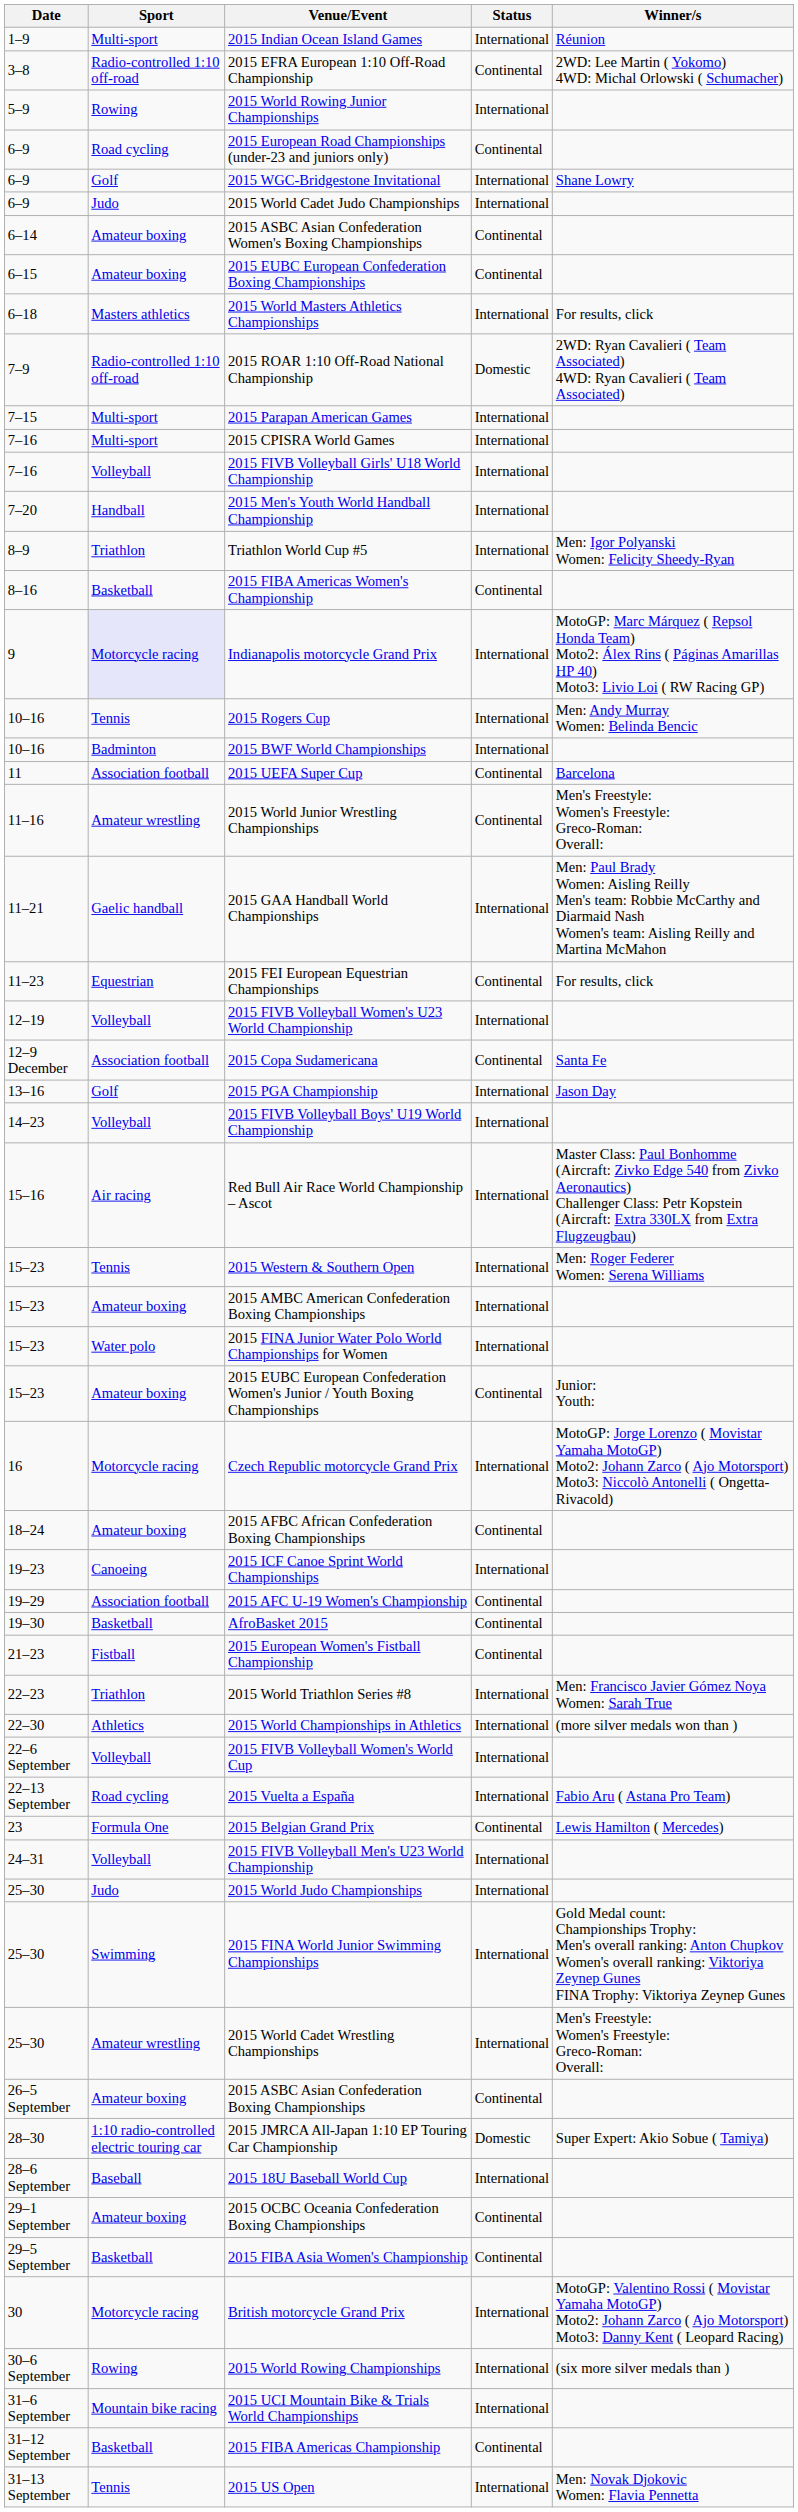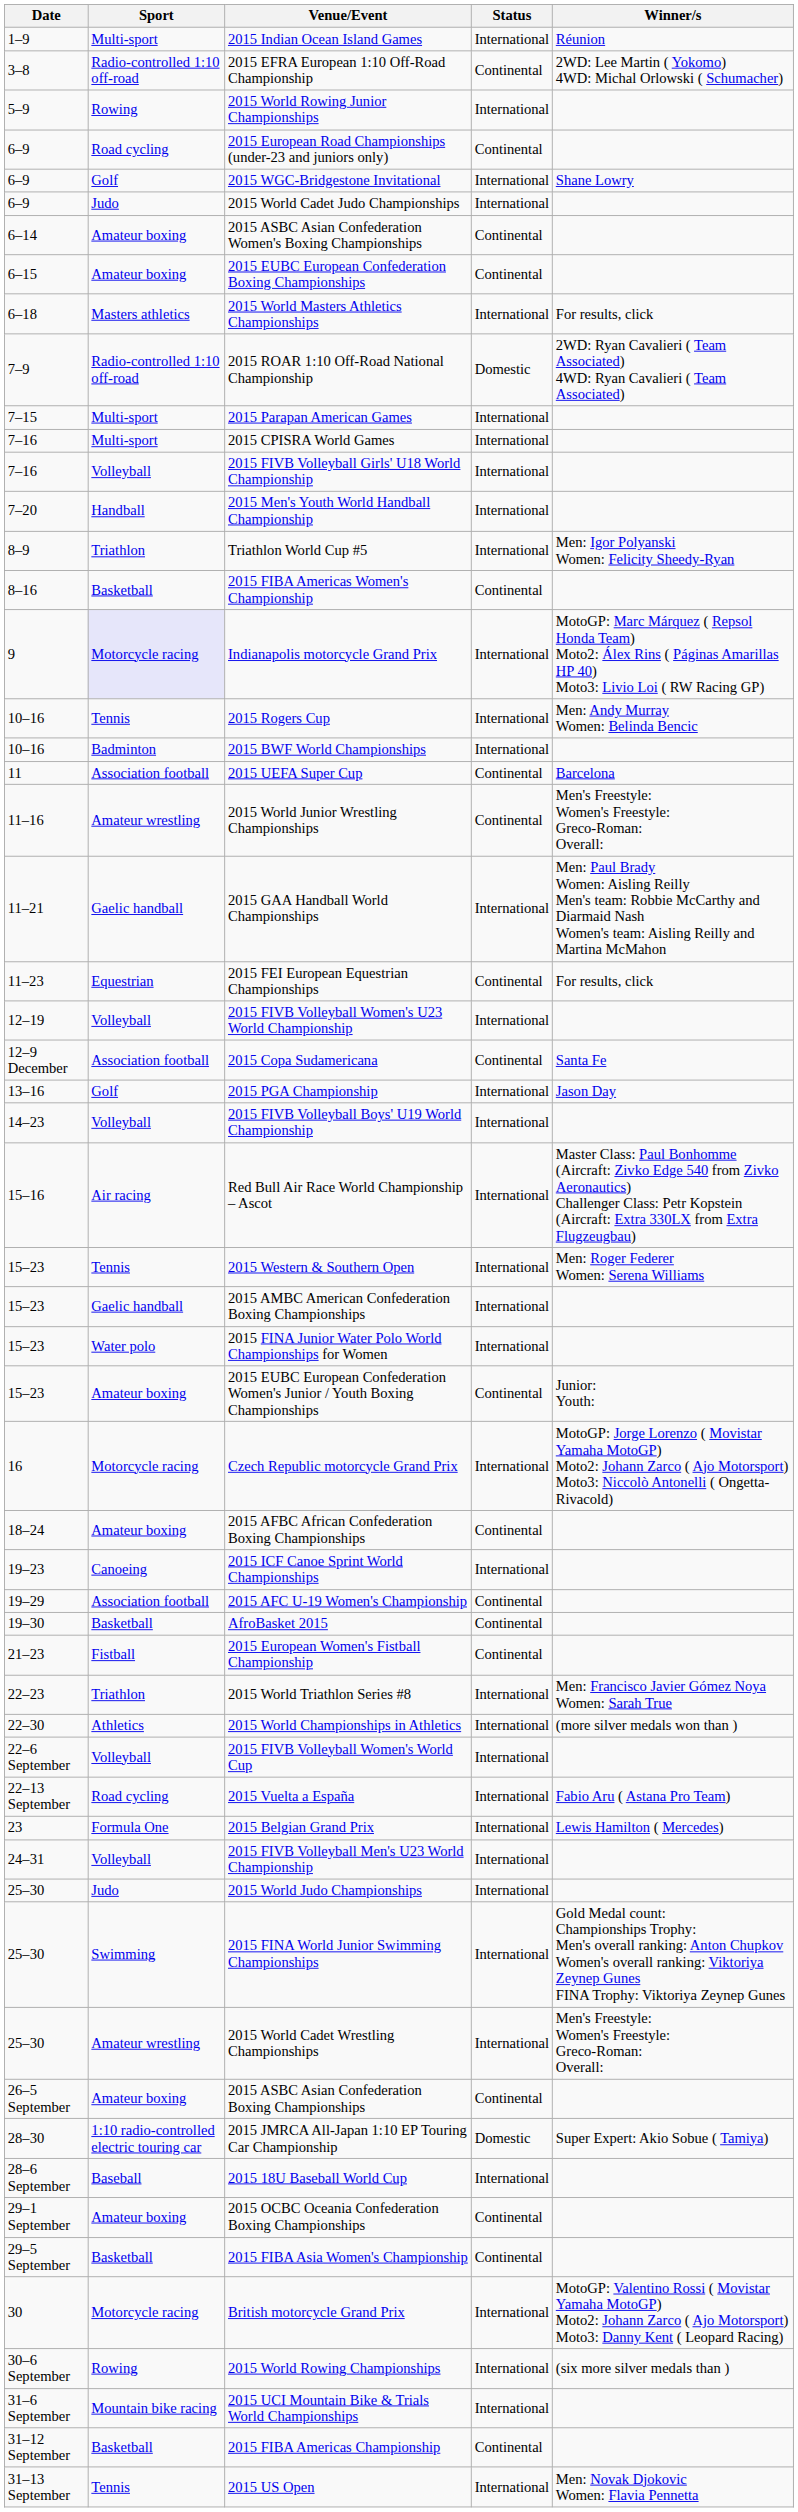(139, 1306) Amateur boxing -> (137, 1306) Gaelic handball
(509, 1827) Continental -> (512, 1827) International
